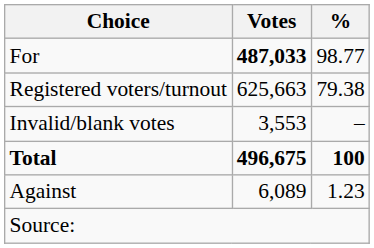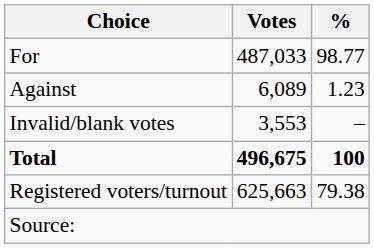(272, 55) bold -> (272, 55) normal
rows swapped: (43, 191) <-> (118, 89)
